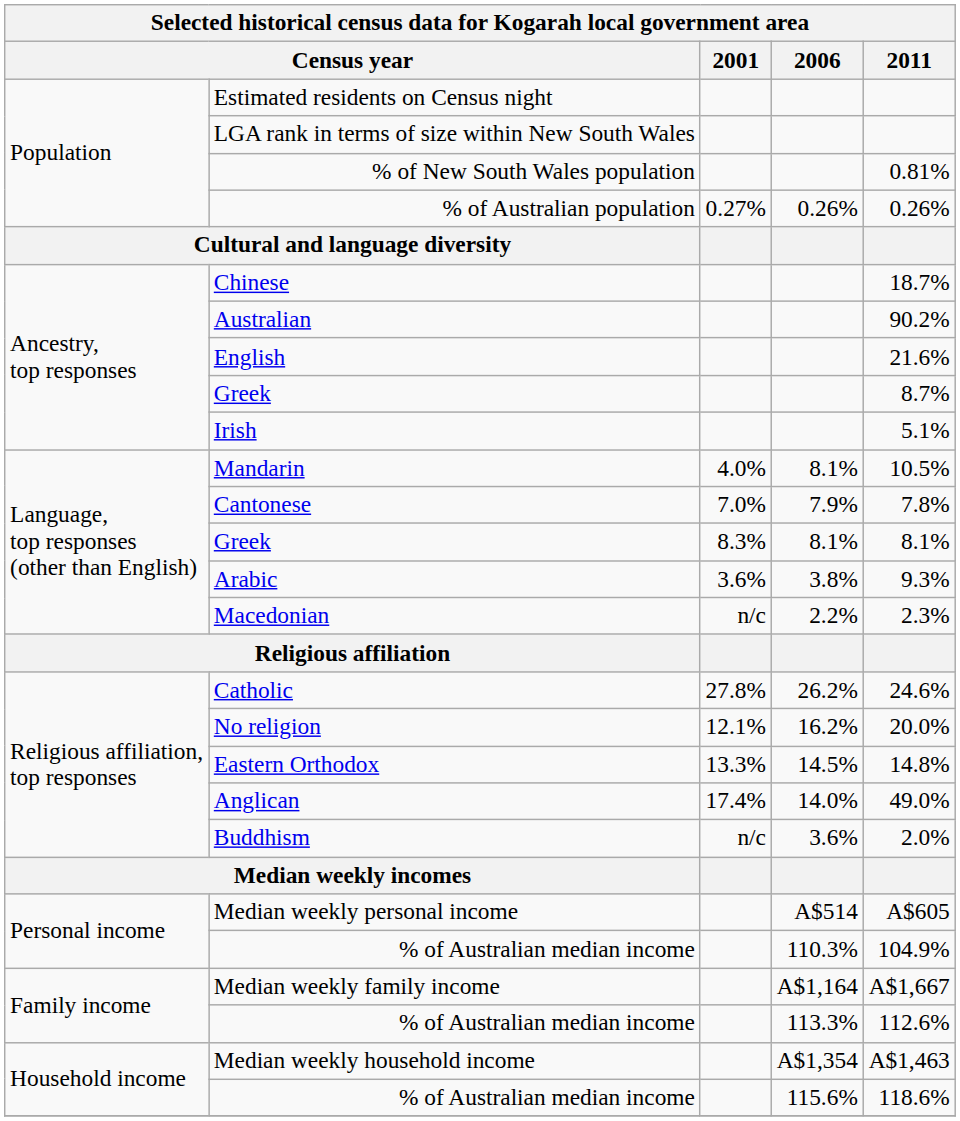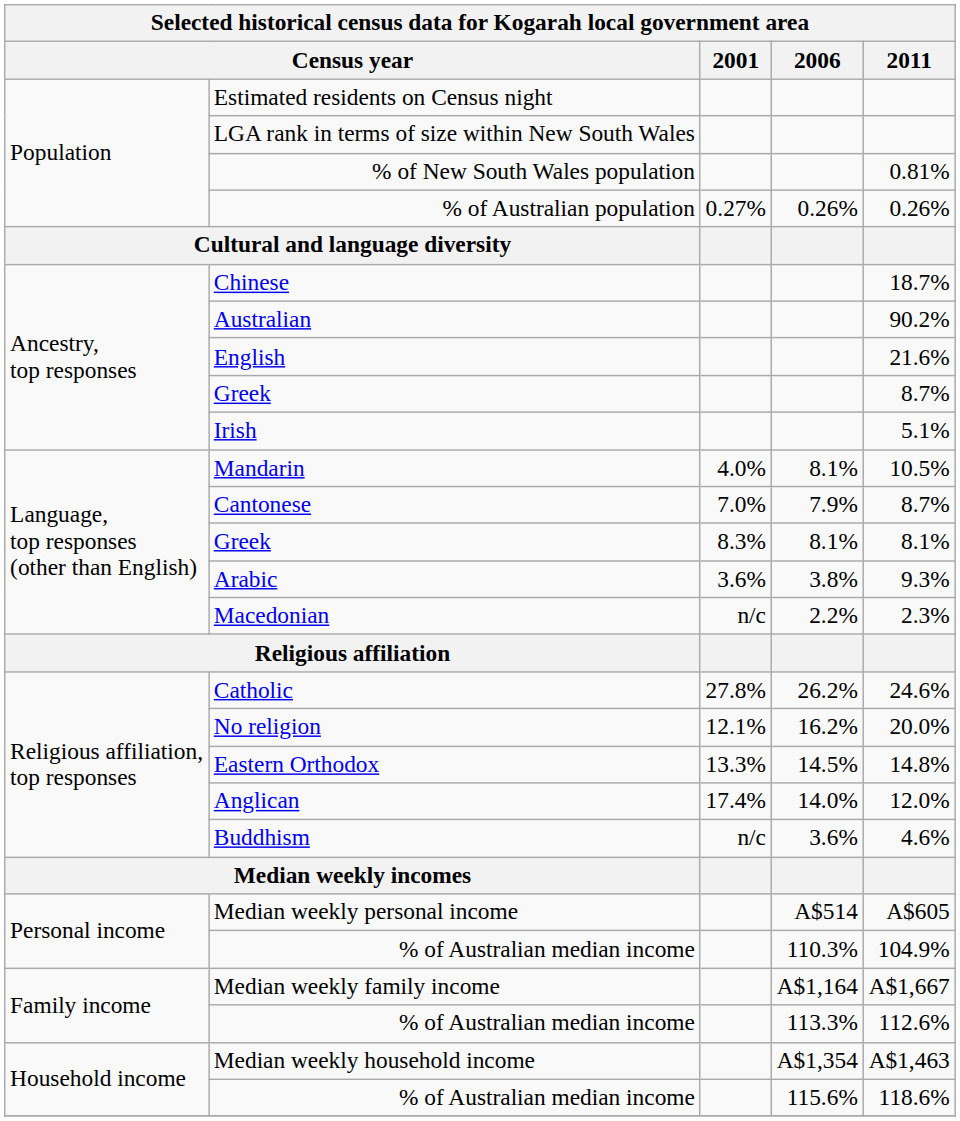(923, 504) 7.8% -> (923, 504) 8.7%
(917, 801) 49.0% -> (917, 801) 12.0%
(923, 838) 2.0% -> (923, 838) 4.6%
